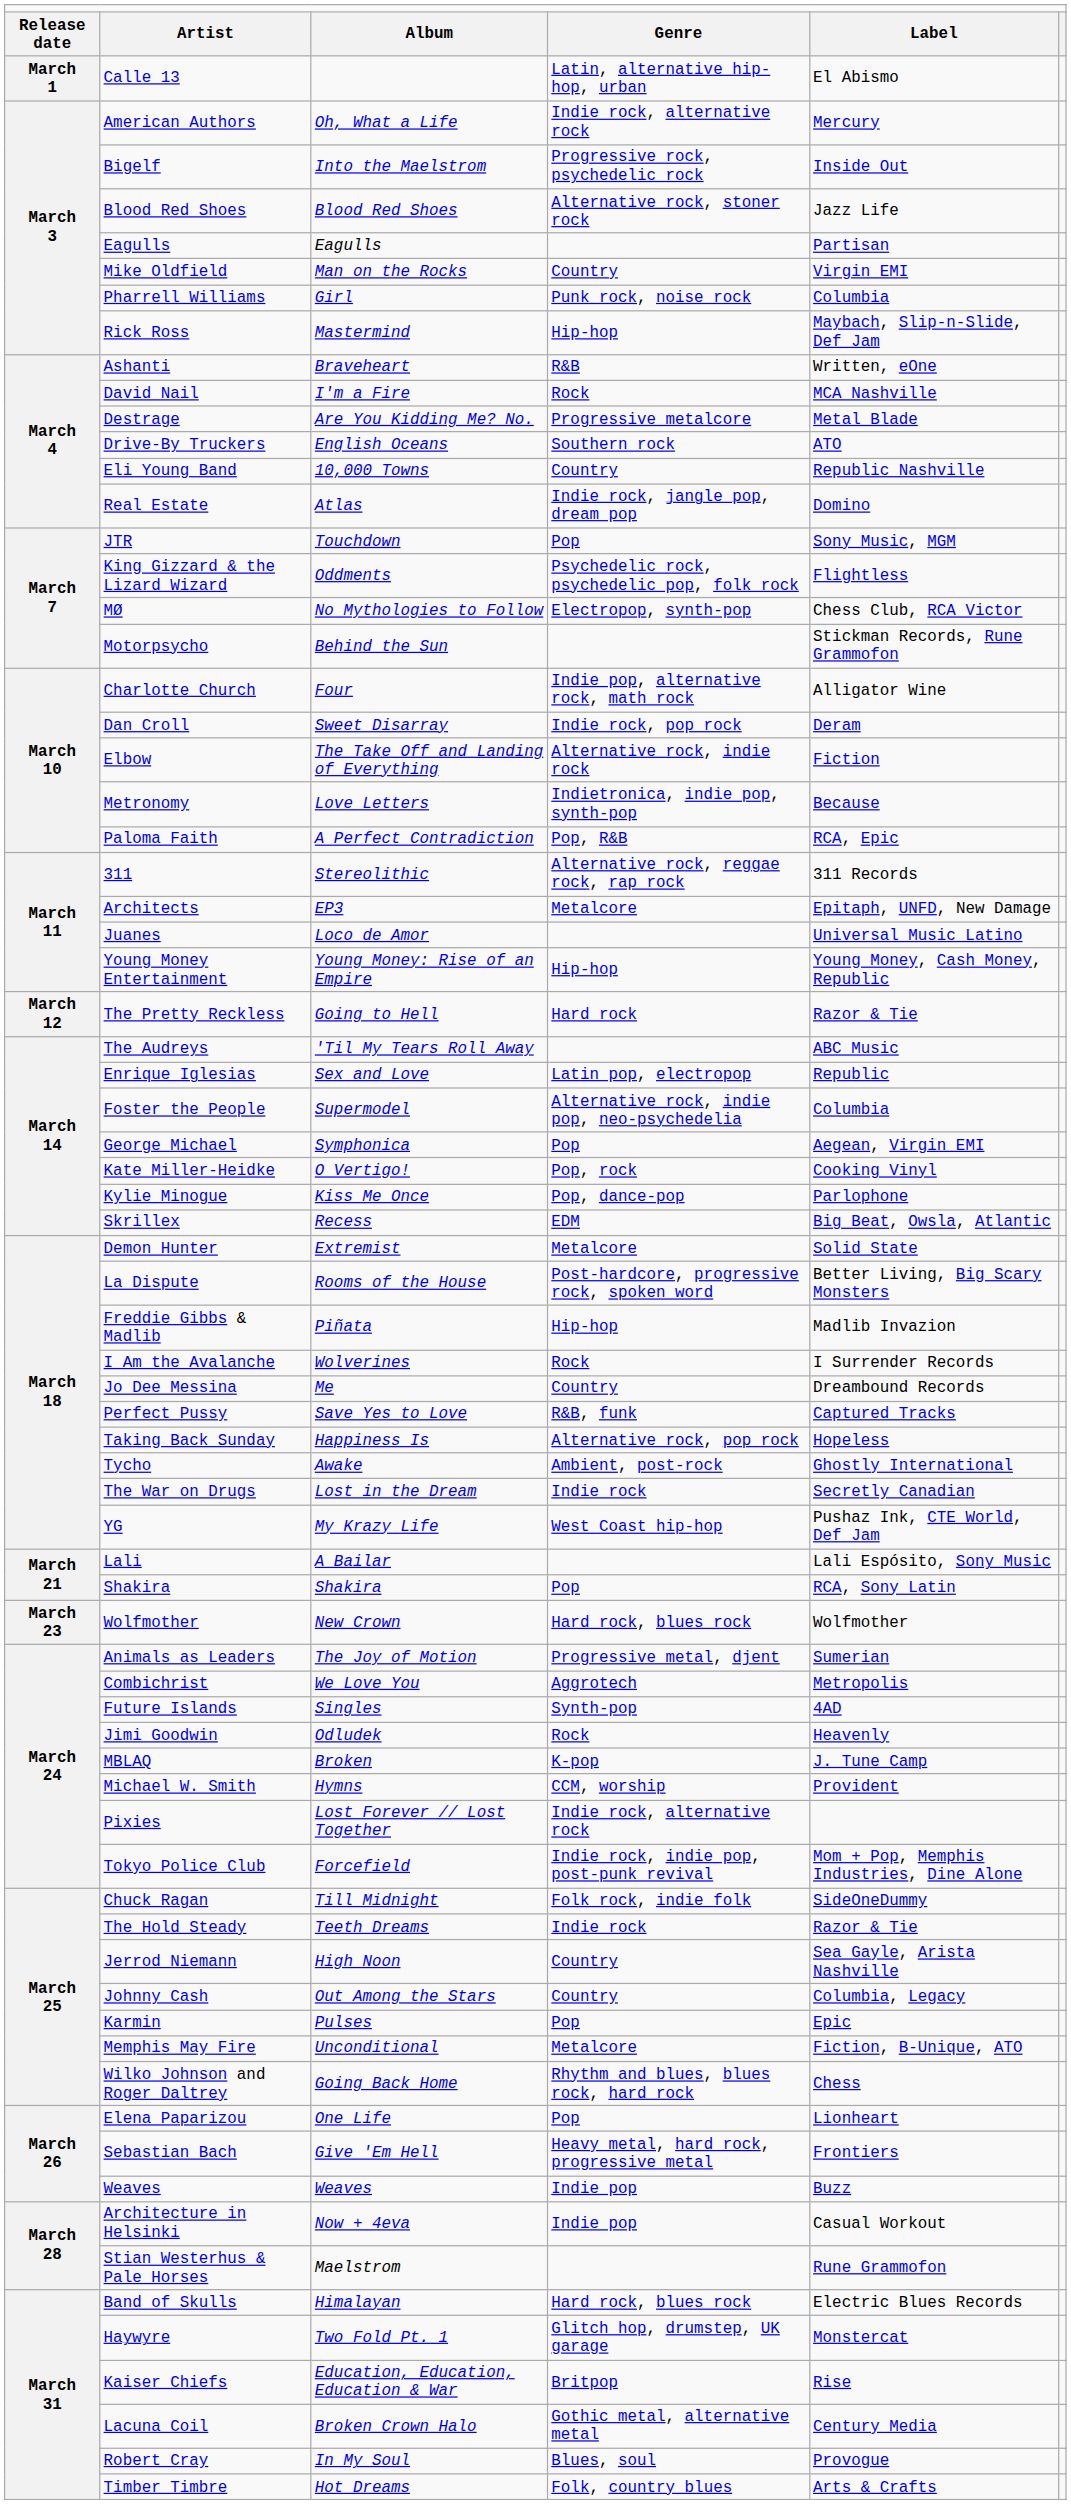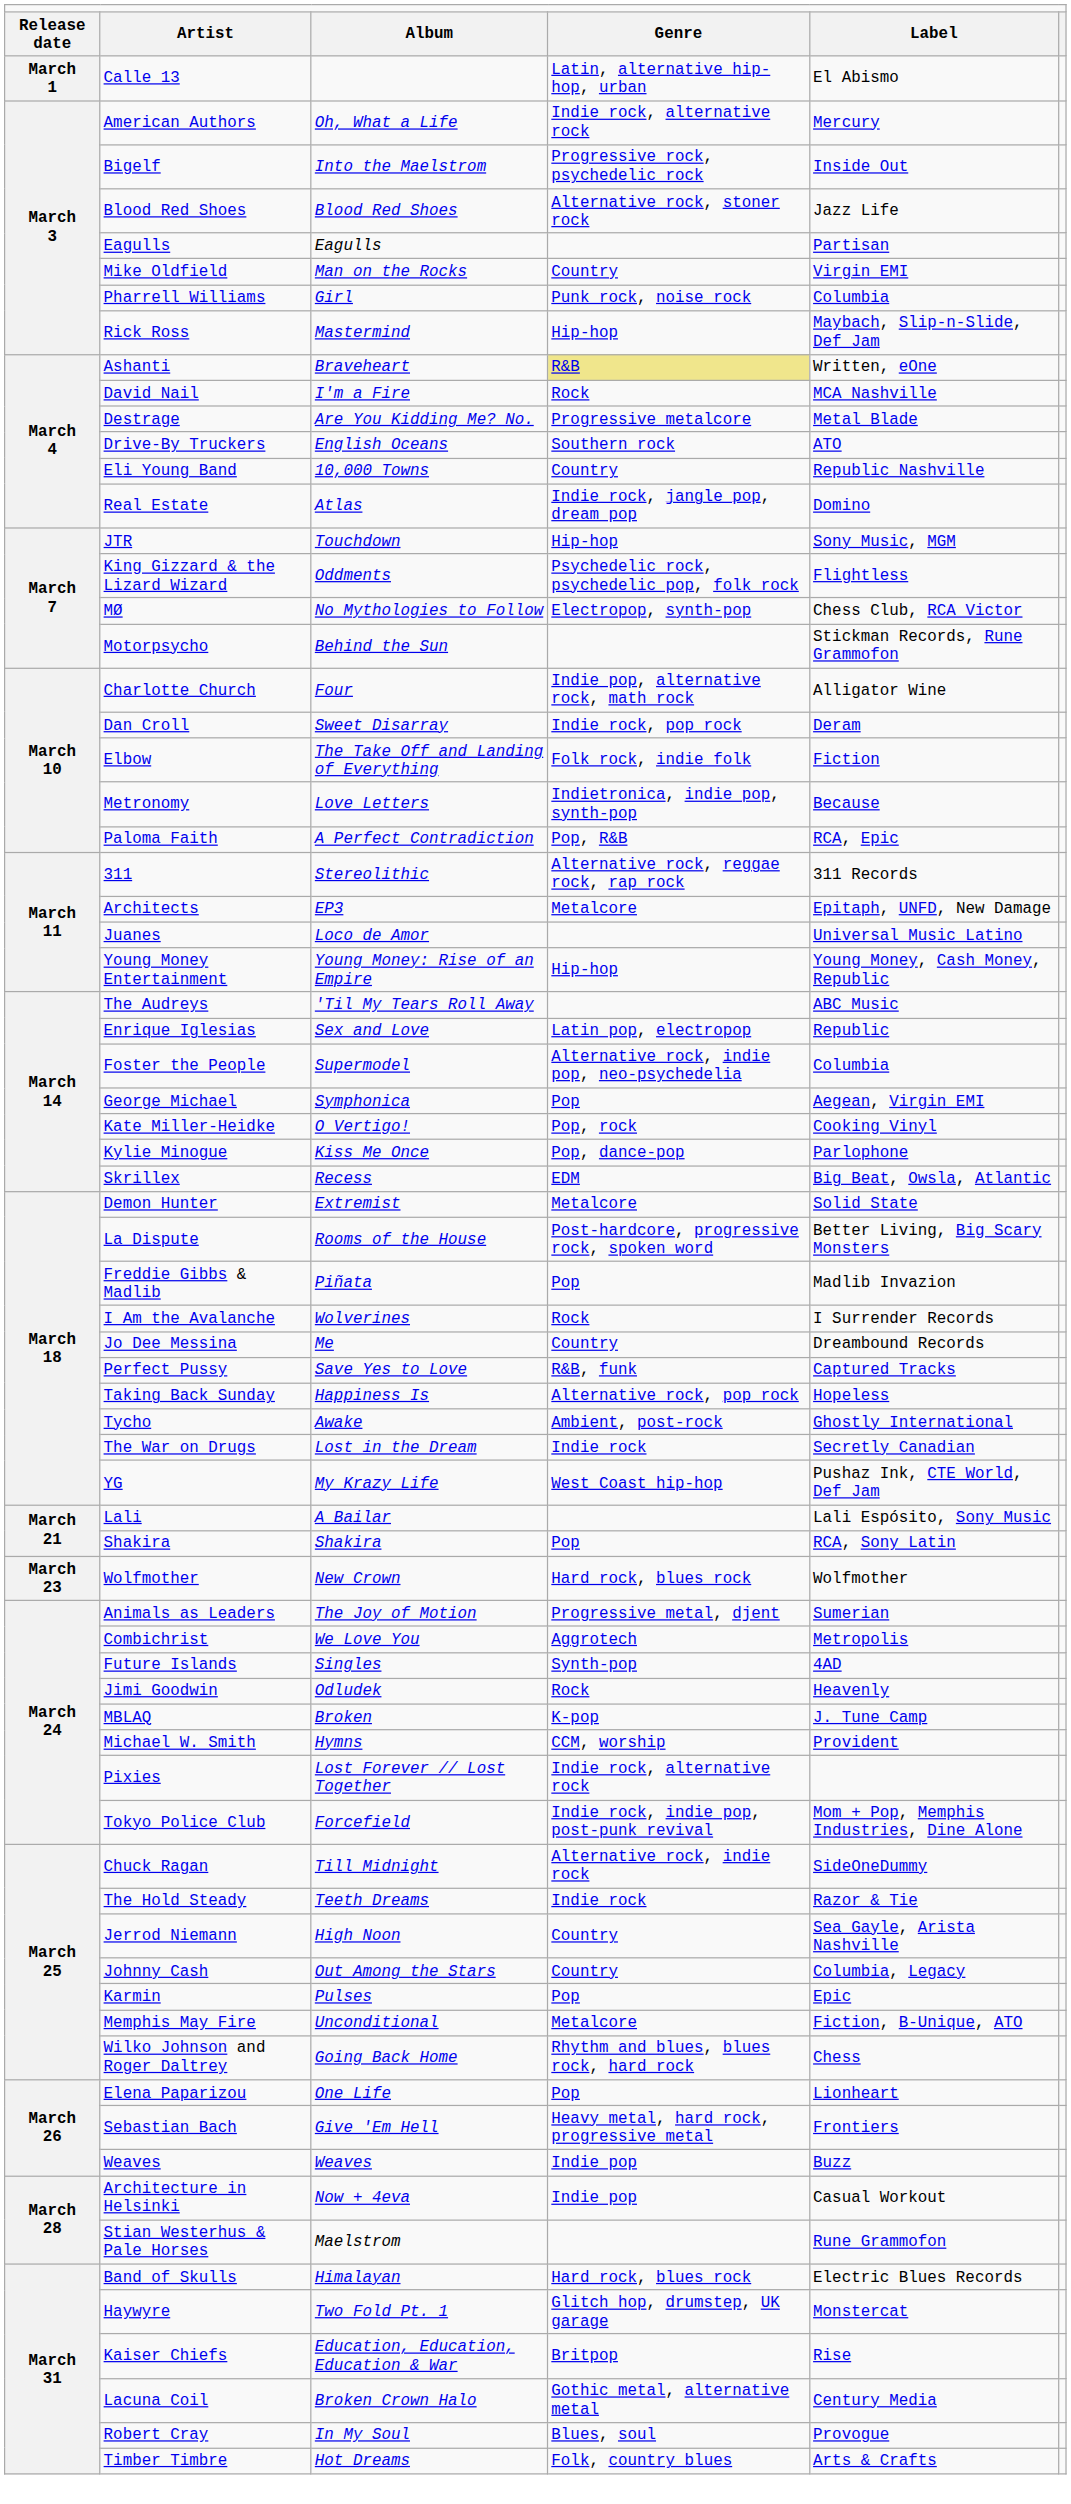(566, 368) no background -> (566, 368) khaki background
(566, 541) Pop -> (585, 541) Hip-hop
(661, 760) Alternative rock, indie rock -> (651, 760) Folk rock, indie folk
- row: (194, 1014)
(585, 1328) Hip-hop -> (566, 1283) Pop
(651, 1901) Folk rock, indie folk -> (661, 1866) Alternative rock, indie rock
